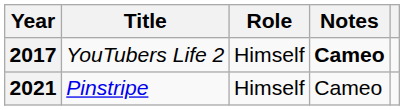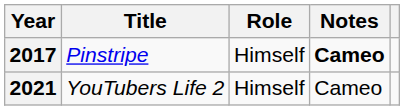(145, 54) YouTubers Life 2 -> (107, 54) Pinstripe
(107, 88) Pinstripe -> (145, 88) YouTubers Life 2
